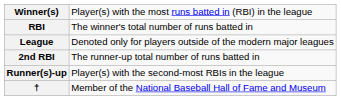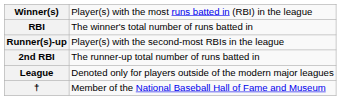rows swapped: (37, 73) <-> (37, 42)
